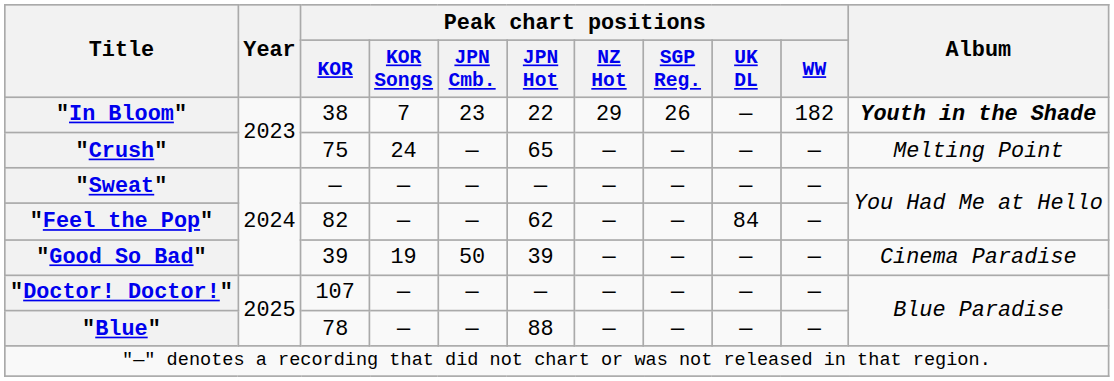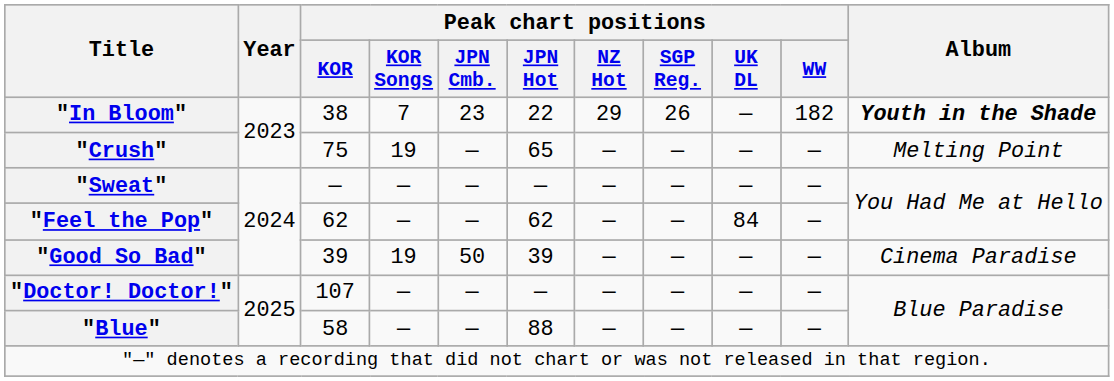(404, 150) 24 -> (404, 150) 19
(335, 222) 82 -> (335, 222) 62
(335, 328) 78 -> (335, 328) 58
